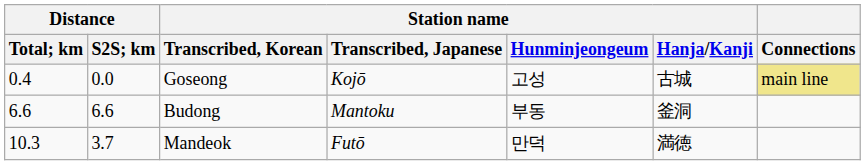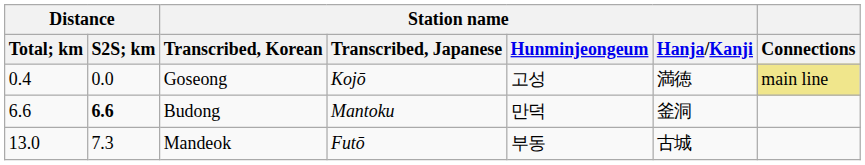(674, 79) 古城 -> (674, 79) 満徳
(103, 111) normal -> (103, 111) bold
(528, 111) 부동 -> (528, 111) 만덕
(24, 143) 10.3 -> (24, 143) 13.0
(103, 143) 3.7 -> (103, 143) 7.3
(528, 143) 만덕 -> (528, 143) 부동
(674, 143) 満徳 -> (674, 143) 古城
